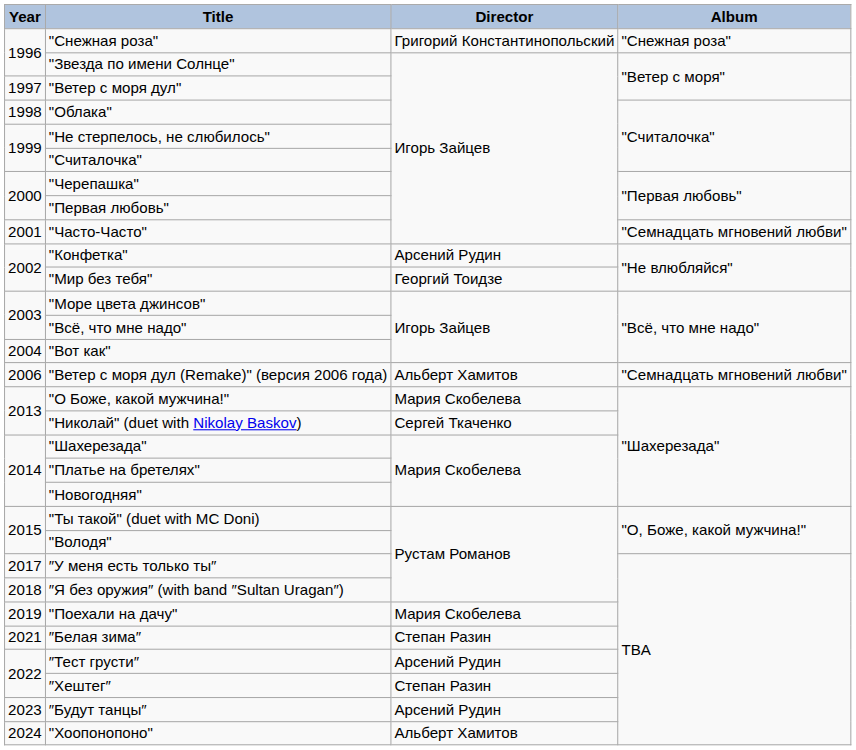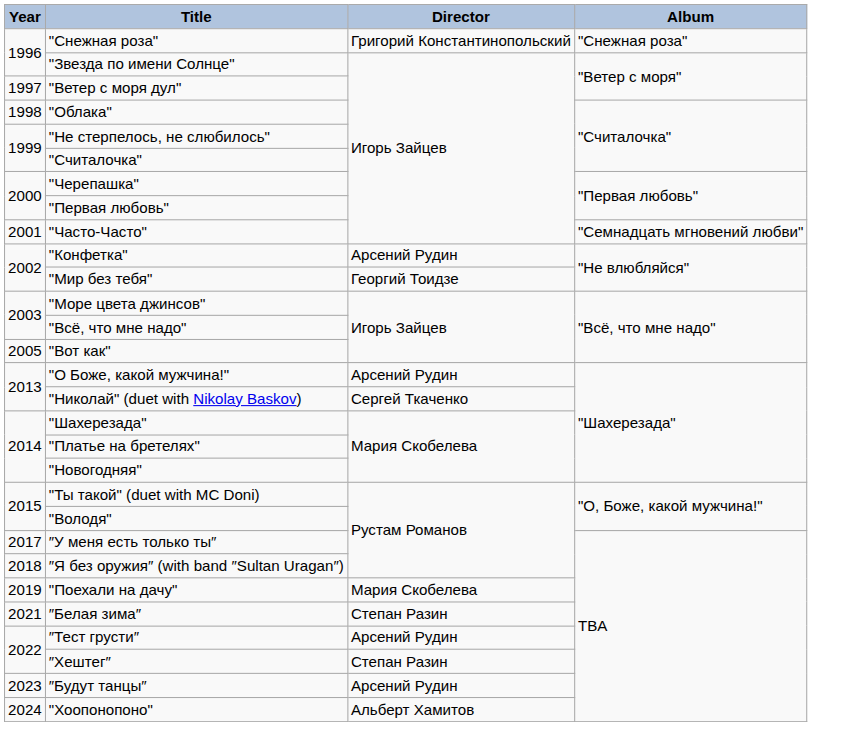(25, 351) 2004 -> (25, 351) 2005
- row: (218, 375)
(458, 399) Мария Скобелева -> (404, 375) Арсений Рудин
